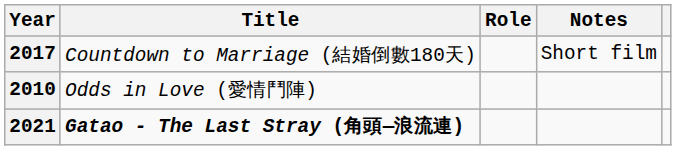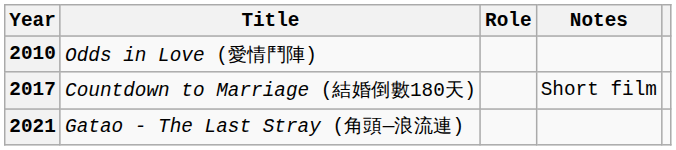rows swapped: (33, 90) <-> (33, 54)
(265, 127) bold -> (265, 127) normal
